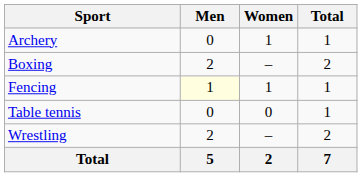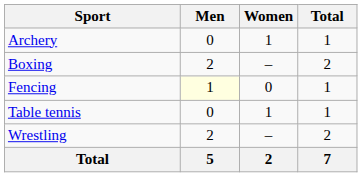(269, 87) 1 -> (269, 87) 0
(269, 111) 0 -> (269, 111) 1
